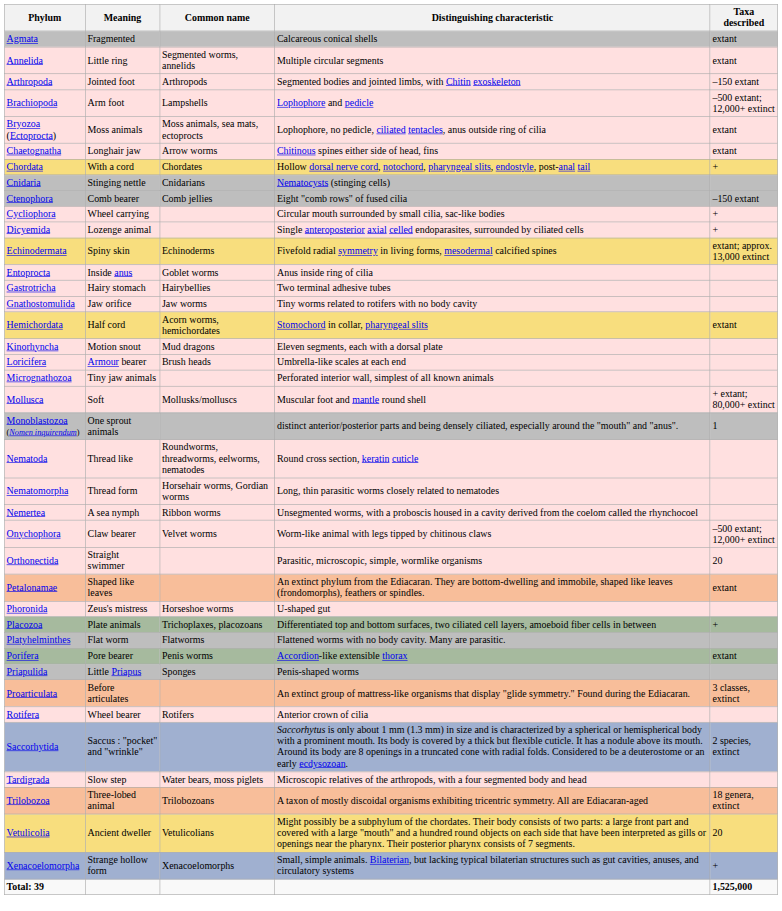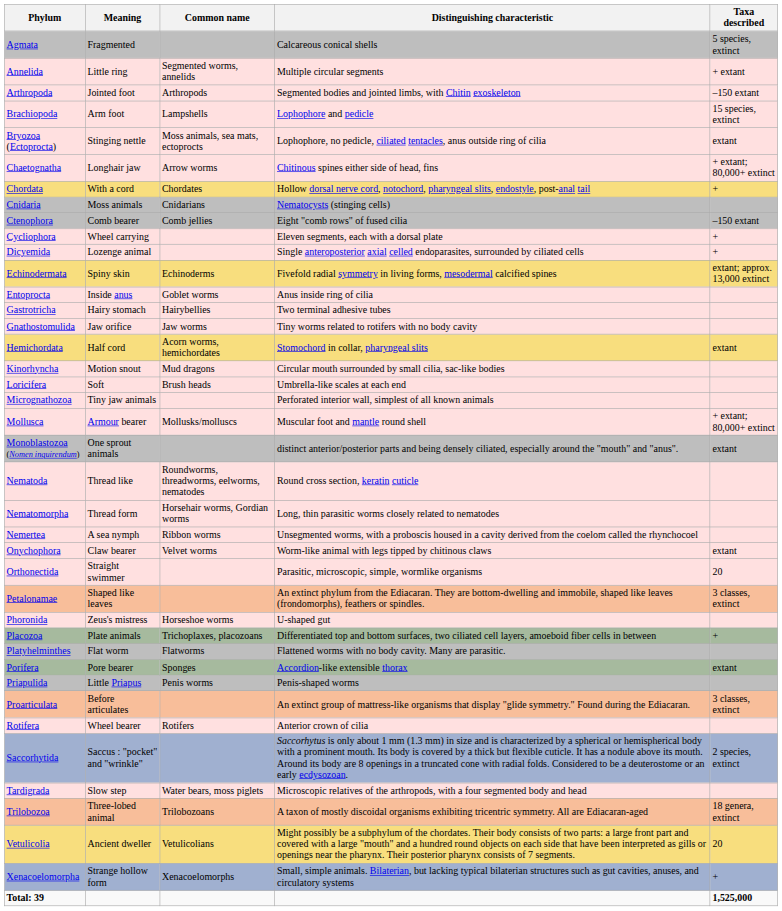(725, 39) extant -> (732, 44) 5 species, extinct
(725, 60) extant -> (729, 71) + extant
(744, 103) –500 extant; 12,000+ extinct -> (734, 114) 15 species, extinct
(115, 130) Moss animals -> (117, 141) Stinging nettle
(725, 151) extant -> (744, 168) + extant; 80,000+ extinct
(117, 182) Stinging nettle -> (115, 205) Moss animals
(391, 214) Circular mouth surrounded by small cilia, sac-like bodies -> (360, 236) Eleven segments, each with a dorsal plate
(360, 346) Eleven segments, each with a dorsal plate -> (391, 369) Circular mouth surrounded by small cilia, sac-like bodies
(117, 362) Armour bearer -> (96, 384) Soft
(96, 399) Soft -> (117, 421) Armour bearer
(715, 426) 1 -> (725, 448) extant
(744, 534) –500 extant; 12,000+ extinct -> (725, 550) extant
(725, 587) extant -> (731, 598) 3 classes, extinct
(187, 656) Penis worms -> (179, 667) Sponges
(179, 672) Sponges -> (187, 683) Penis worms
